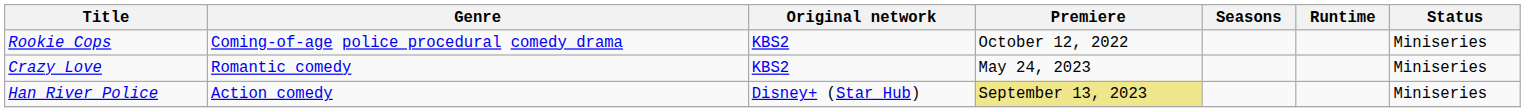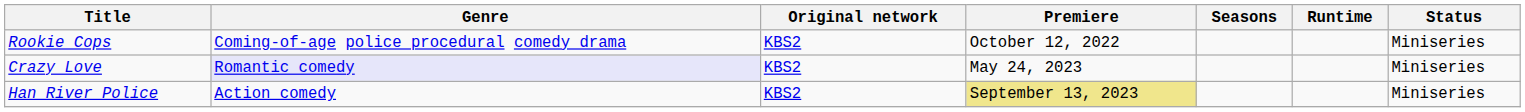(281, 68) no background -> (285, 68) lavender background
(836, 94) Disney+ (Star Hub) -> (783, 94) KBS2
